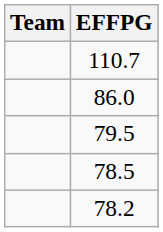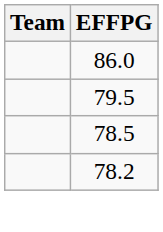- row: (114, 60)
